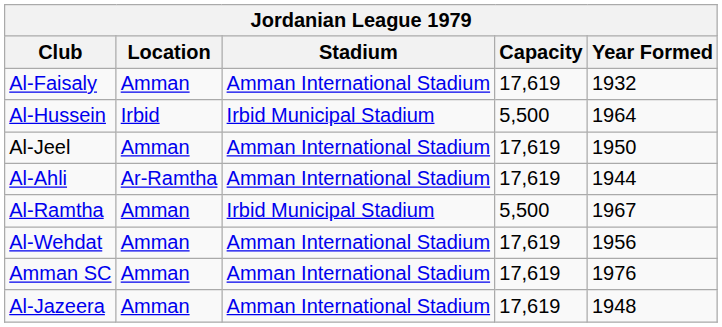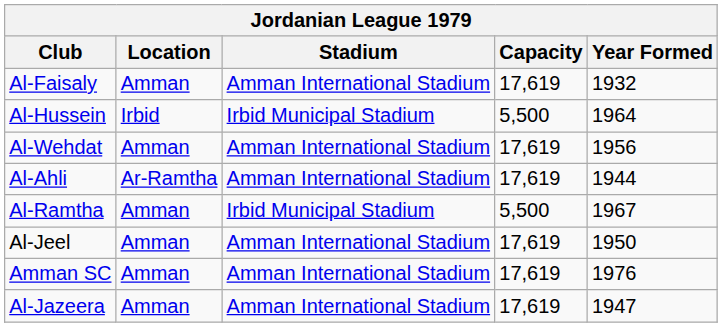rows swapped: (40, 147) <-> (56, 242)
(614, 305) 1948 -> (614, 305) 1947
